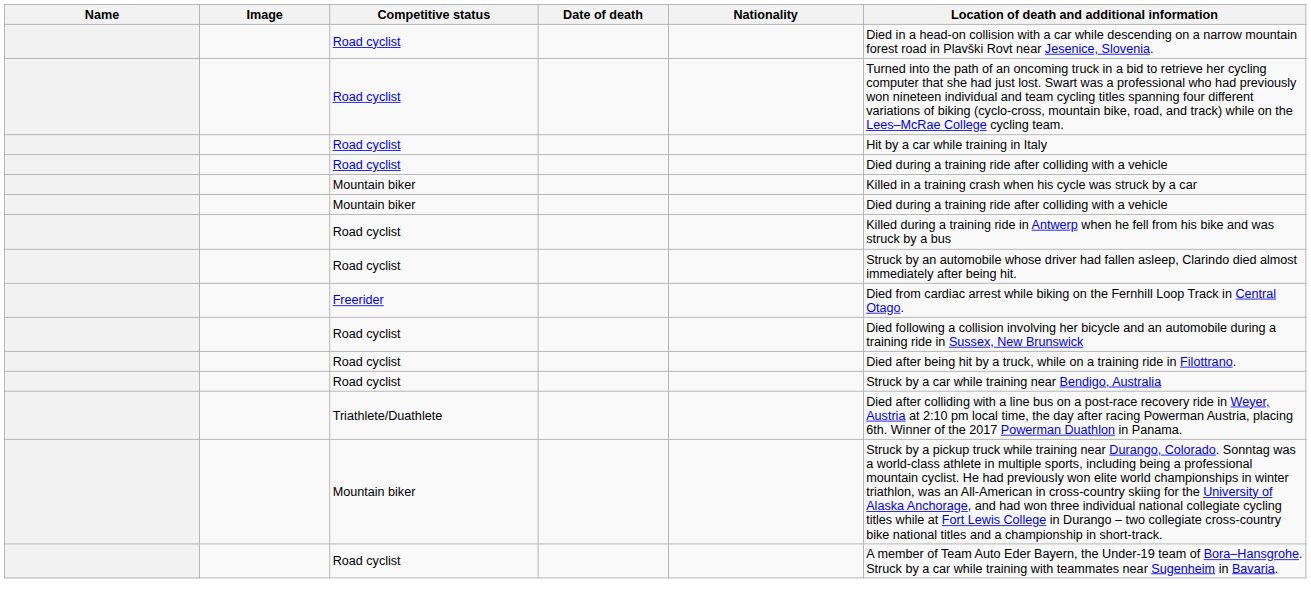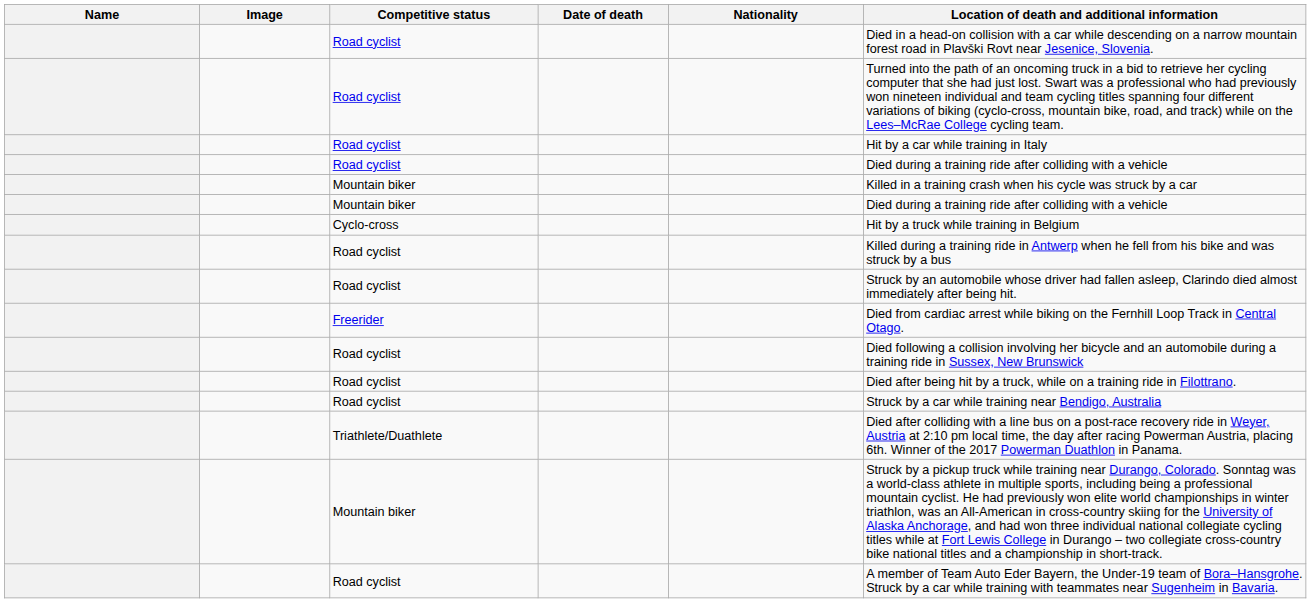+ row: (102, 225)
